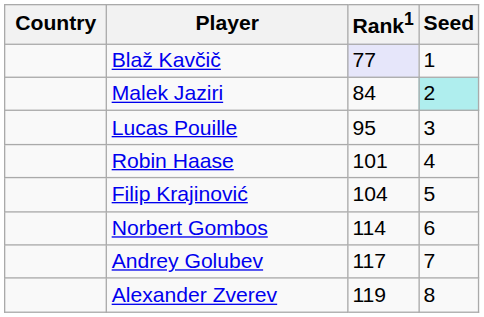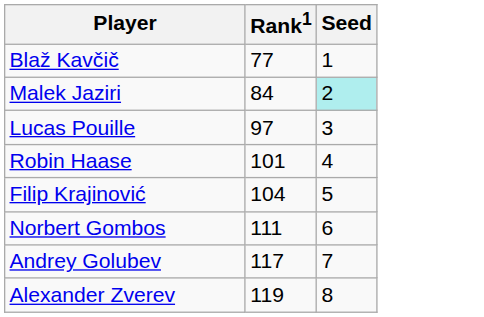- column: (56, 24)
(364, 60) lavender background -> (262, 60) no background
(364, 127) 95 -> (262, 127) 97
(369, 227) 114 -> (266, 227) 111
